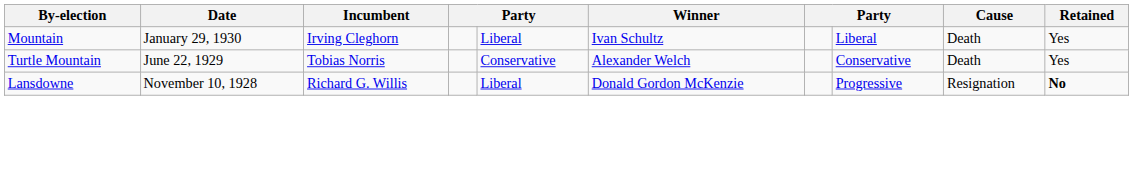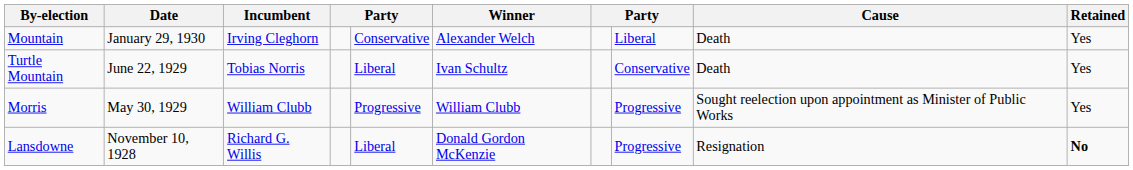(501, 38) Liberal -> (392, 38) Conservative
(627, 38) Ivan Schultz -> (485, 38) Alexander Welch
(518, 60) Conservative -> (375, 68) Liberal
(641, 60) Alexander Welch -> (472, 68) Ivan Schultz
+ row: (27, 107)
